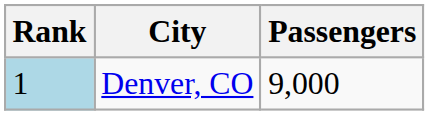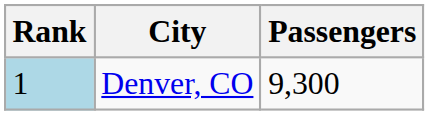(304, 83) 9,000 -> (304, 83) 9,300
